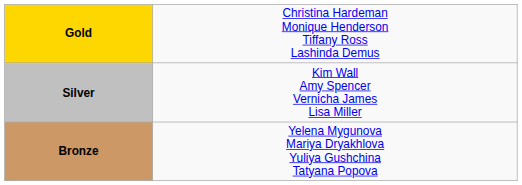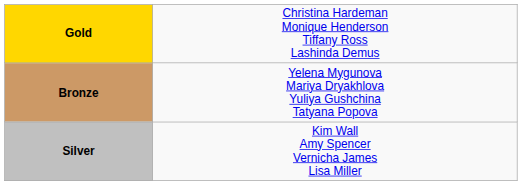rows swapped: (79, 92) <-> (79, 151)
